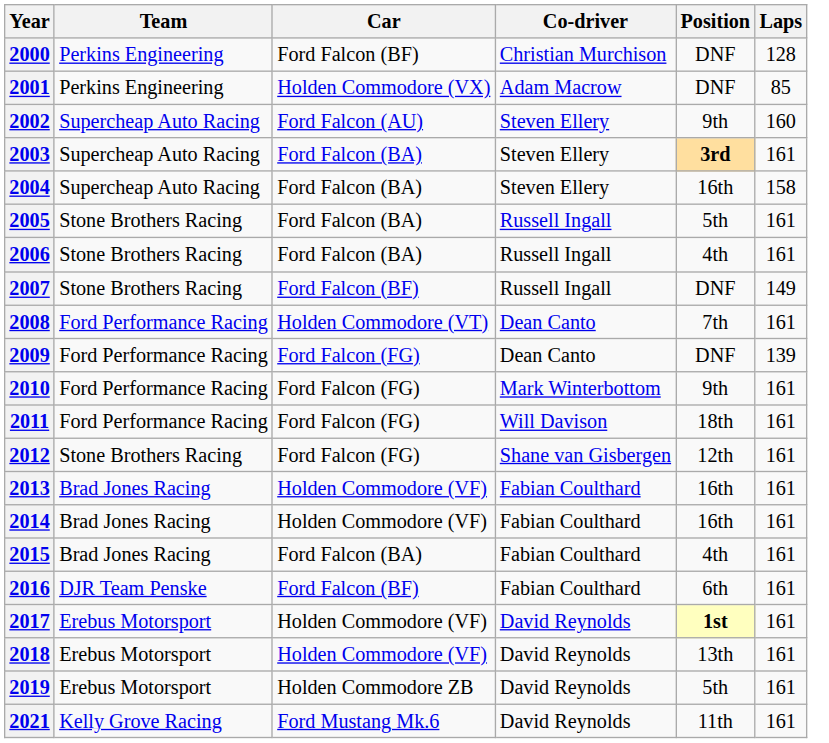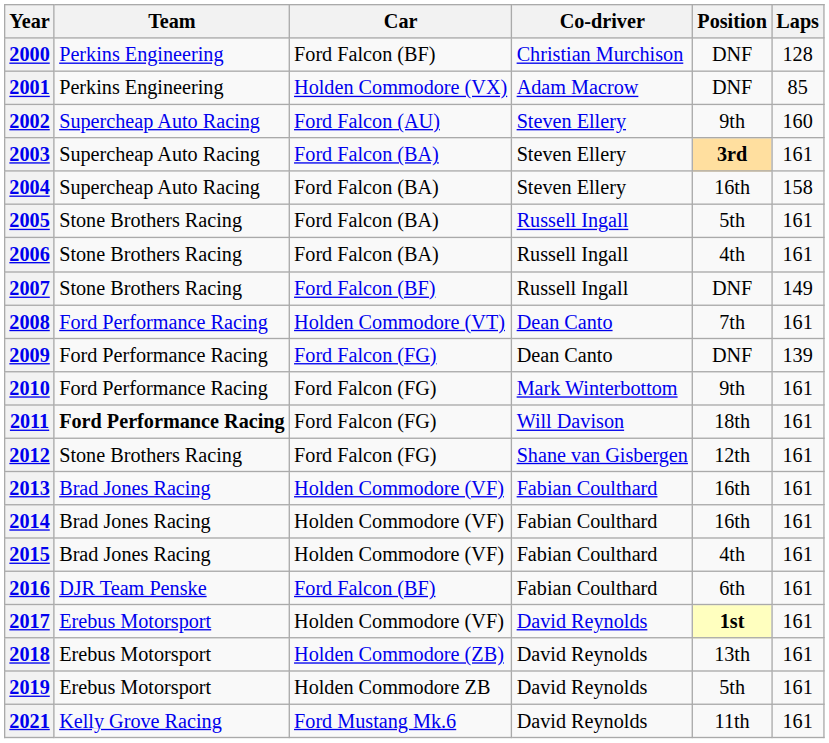(163, 421) normal -> (172, 421) bold
(350, 554) Ford Falcon (BA) -> (399, 554) Holden Commodore (VF)
(382, 654) Holden Commodore (VF) -> (399, 654) Holden Commodore (ZB)
